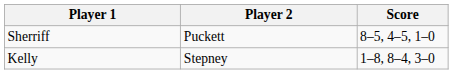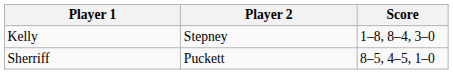rows swapped: (29, 36) <-> (23, 58)
